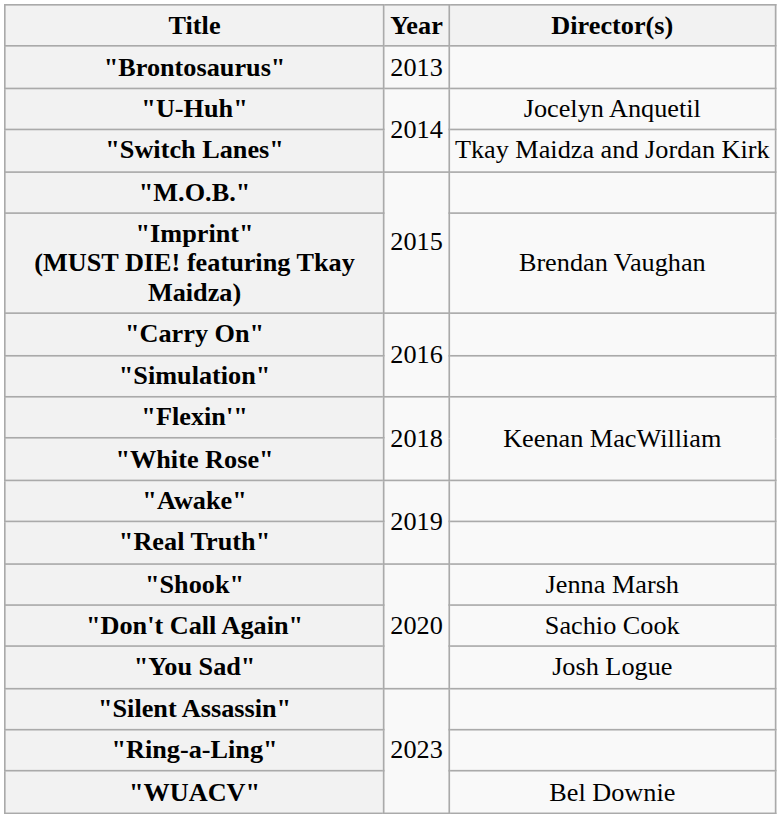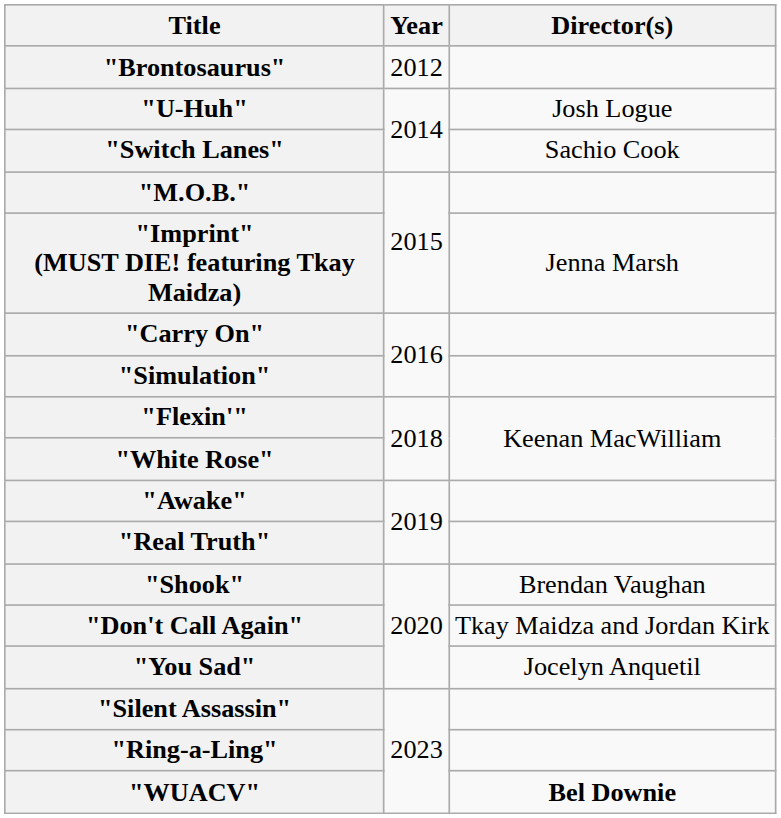(417, 66) 2013 -> (417, 66) 2012
(612, 108) Jocelyn Anquetil -> (612, 108) Josh Logue
(612, 150) Tkay Maidza and Jordan Kirk -> (612, 150) Sachio Cook
(612, 262) Brendan Vaughan -> (612, 262) Jenna Marsh
(612, 583) Jenna Marsh -> (612, 583) Brendan Vaughan
(612, 625) Sachio Cook -> (612, 625) Tkay Maidza and Jordan Kirk
(612, 666) Josh Logue -> (612, 666) Jocelyn Anquetil
(612, 791) normal -> (612, 791) bold
